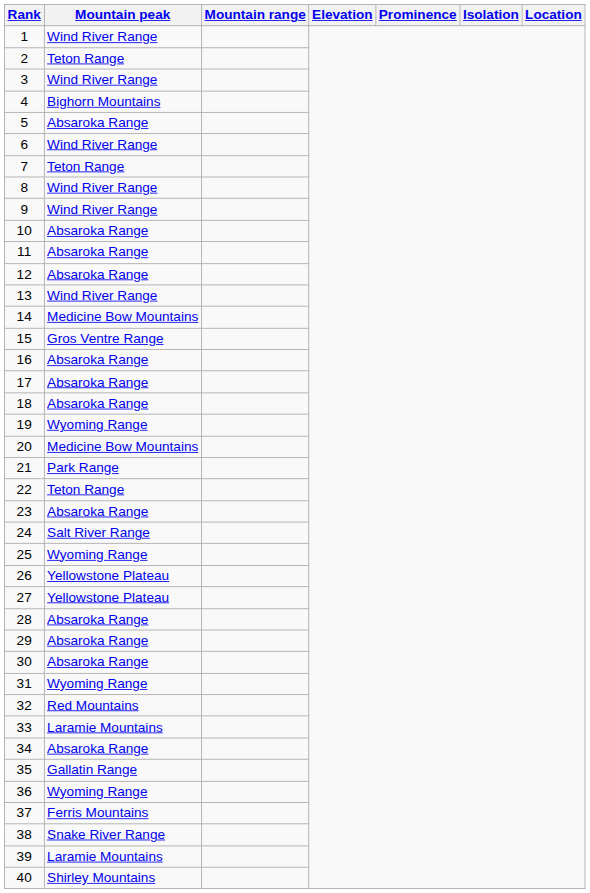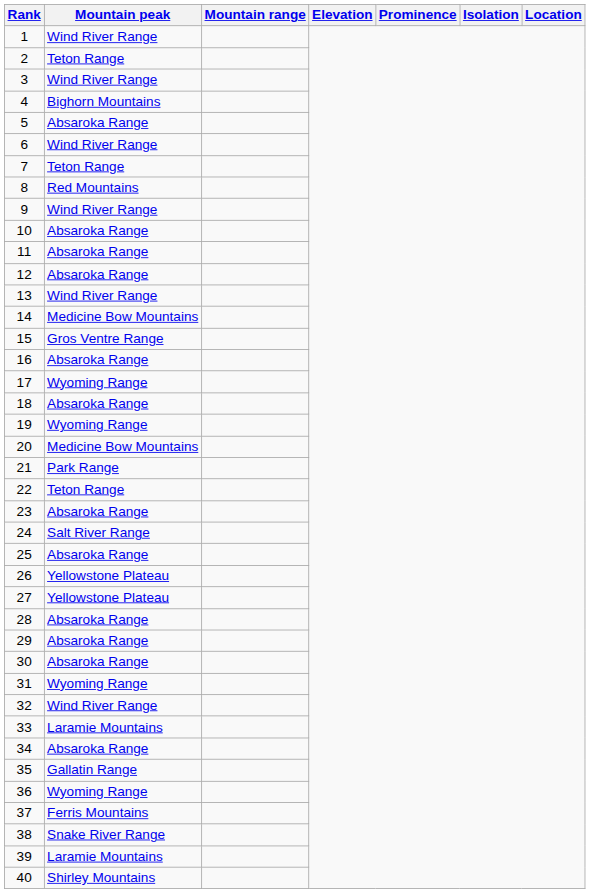(102, 187) Wind River Range -> (93, 187) Red Mountains
(98, 381) Absaroka Range -> (97, 381) Wyoming Range
(97, 554) Wyoming Range -> (98, 554) Absaroka Range
(93, 705) Red Mountains -> (102, 705) Wind River Range
